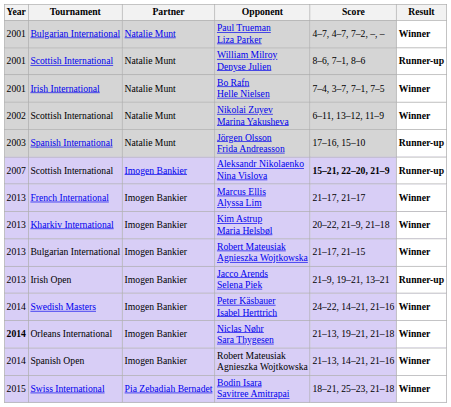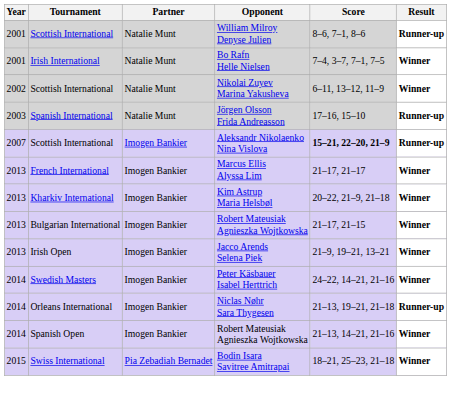- row: (75, 34)
(421, 280) Runner-up -> (415, 252) Winner
(16, 334) bold -> (16, 307) normal
(415, 334) Winner -> (421, 307) Runner-up
